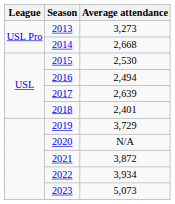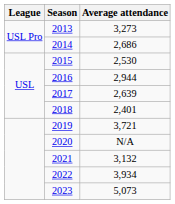(125, 45) 2,668 -> (125, 45) 2,686
(125, 77) 2,494 -> (125, 77) 2,944
(125, 126) 3,729 -> (125, 126) 3,721
(125, 158) 3,872 -> (125, 158) 3,132
